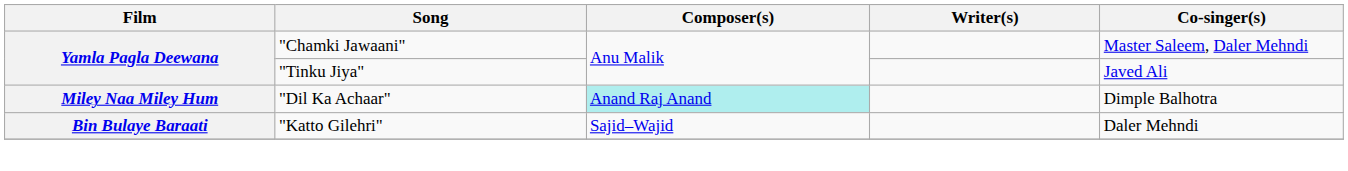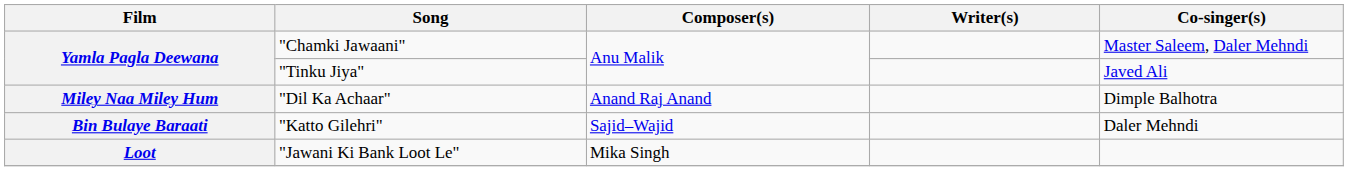(651, 98) paleturquoise background -> (651, 98) no background
+ row: (369, 152)
